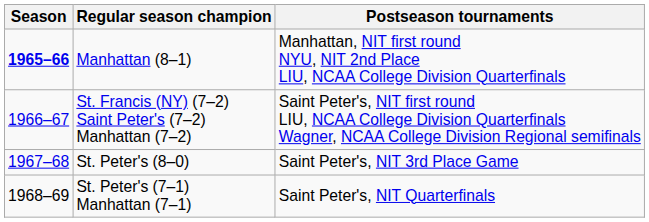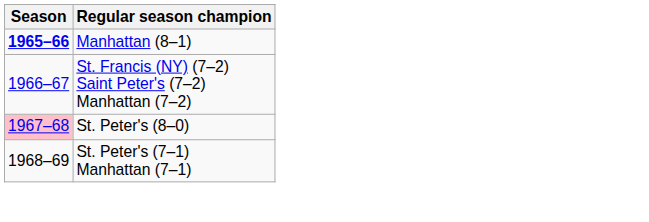- column: (460, 16)
(39, 162) no background -> (39, 126) pink background
